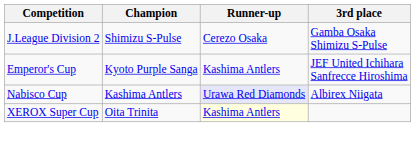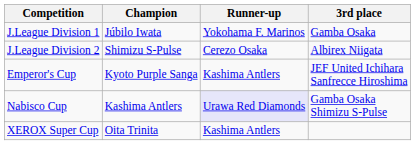+ row: (53, 31)
(349, 38) Gamba Osaka Shimizu S-Pulse -> (347, 50) Albirex Niigata
(347, 94) Albirex Niigata -> (349, 106) Gamba Osaka Shimizu S-Pulse
(241, 112) lightyellow background -> (241, 130) no background
